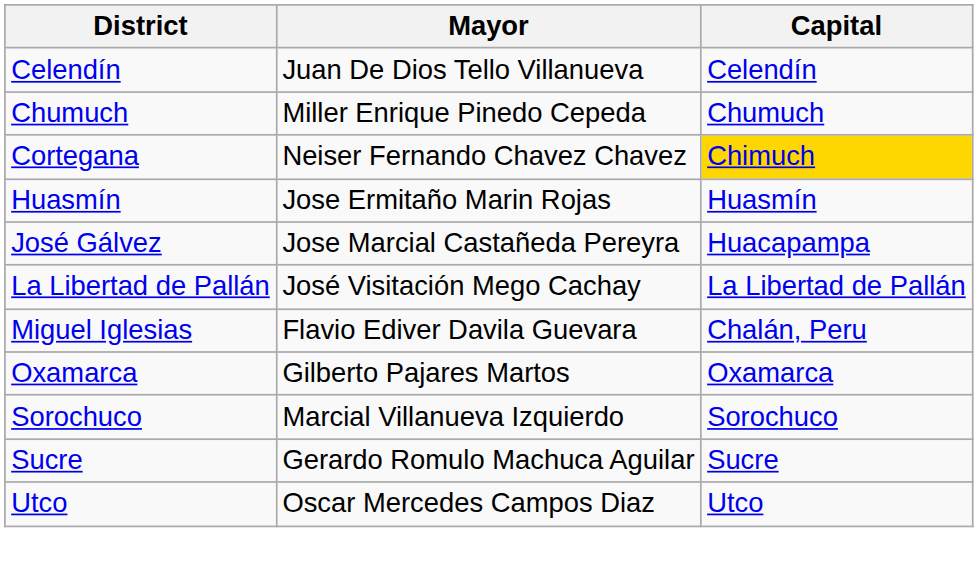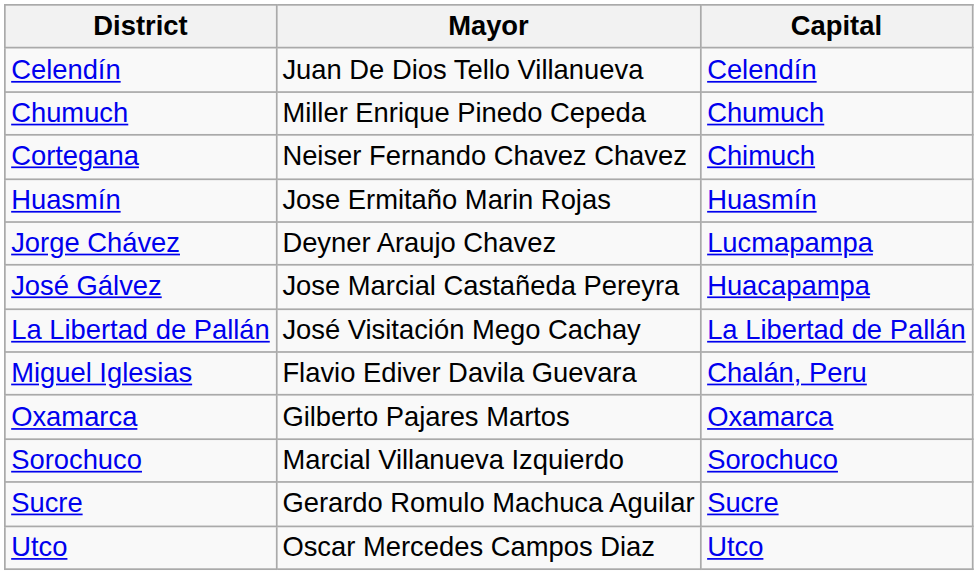(761, 156) gold background -> (761, 156) no background
+ row: (96, 243)
